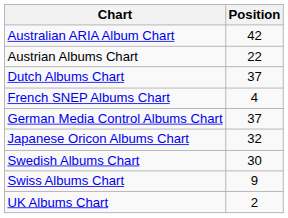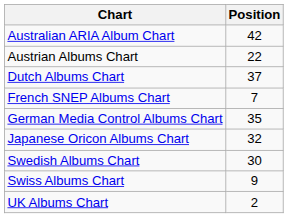(254, 98) 4 -> (254, 98) 7
(254, 118) 37 -> (254, 118) 35
